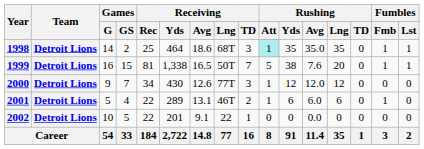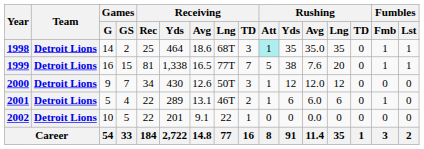(226, 65) 50T -> (226, 65) 77T
(226, 83) 77T -> (226, 83) 50T
